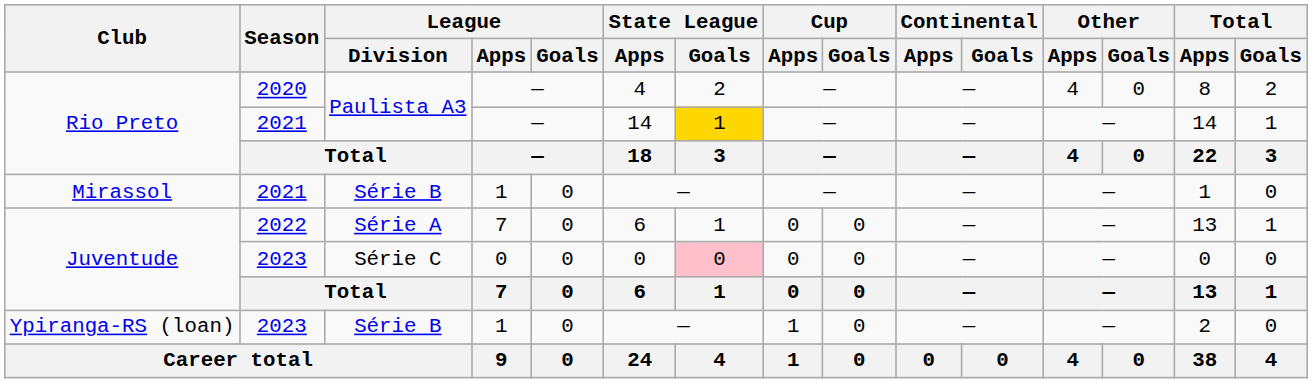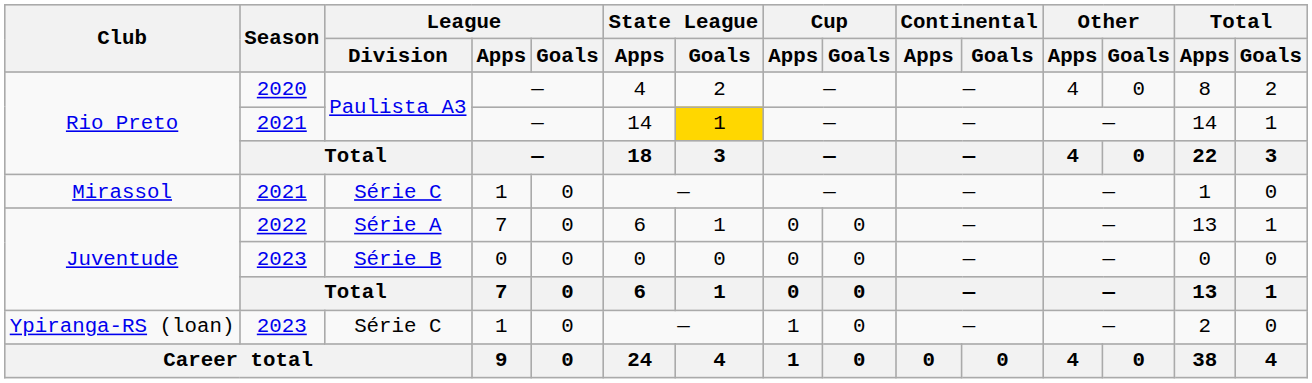(398, 191) Série B -> (398, 191) Série C
(398, 259) Série C -> (398, 259) Série B
(720, 259) pink background -> (720, 259) no background
(398, 327) Série B -> (398, 327) Série C
